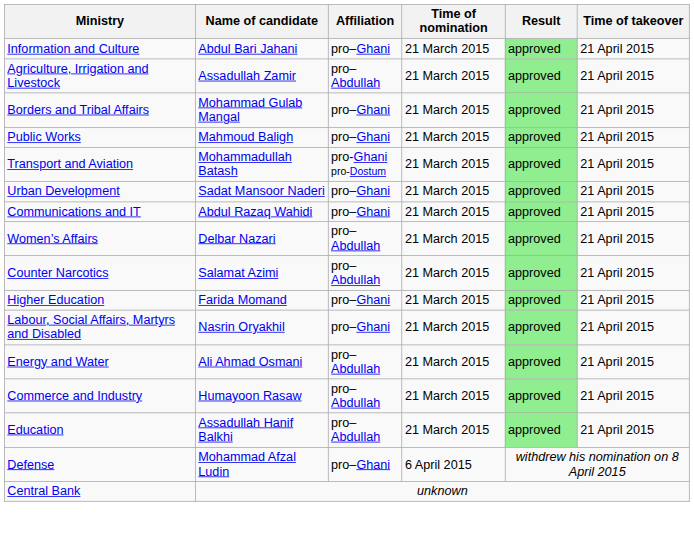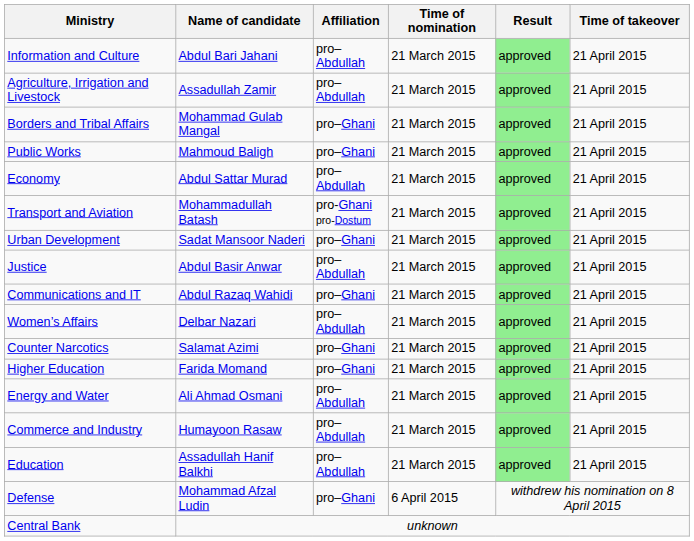(361, 48) pro–Ghani -> (341, 55) pro–Abdullah
+ row: (34, 178)
+ row: (27, 267)
(356, 273) pro–Abdullah -> (345, 348) pro–Ghani
- row: (91, 327)
